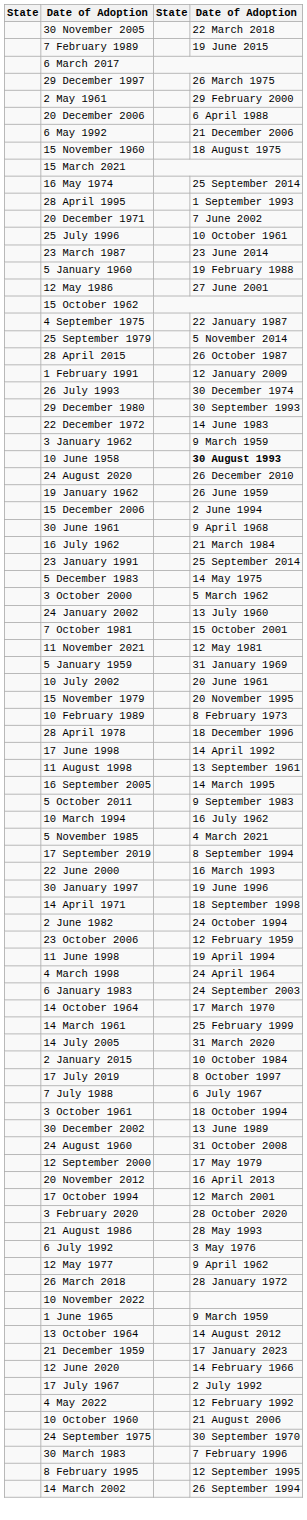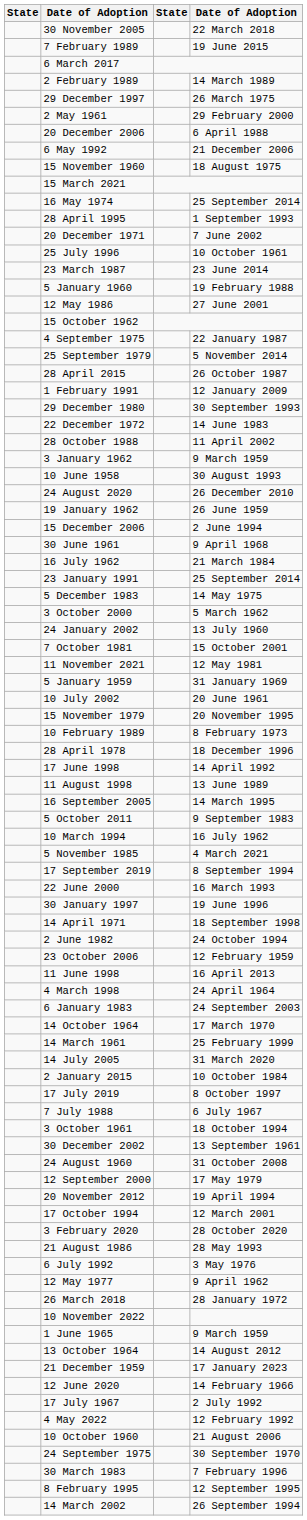+ row: (91, 82)
- row: (81, 391)
+ row: (91, 442)
(237, 459) bold -> (237, 476) normal
(246, 768) 13 September 1961 -> (230, 785) 13 June 1989
(234, 957) 19 April 1994 -> (234, 974) 16 April 2013
(230, 1129) 13 June 1989 -> (246, 1146) 13 September 1961
(234, 1180) 16 April 2013 -> (234, 1197) 19 April 1994
